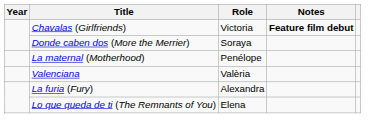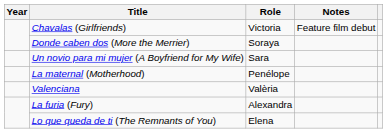(311, 27) bold -> (336, 27) normal
+ row: (138, 58)
